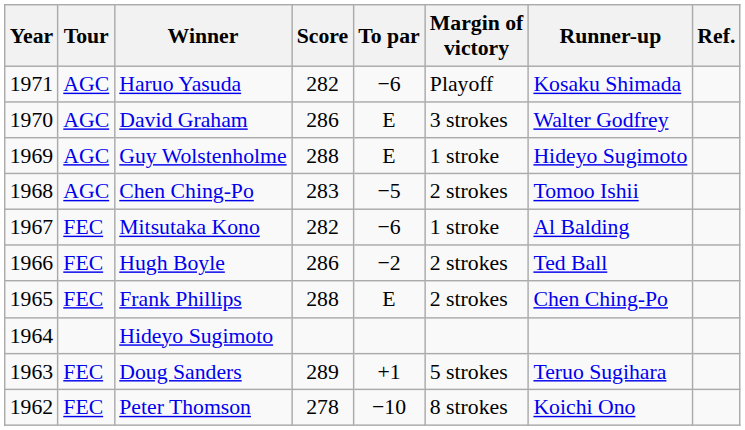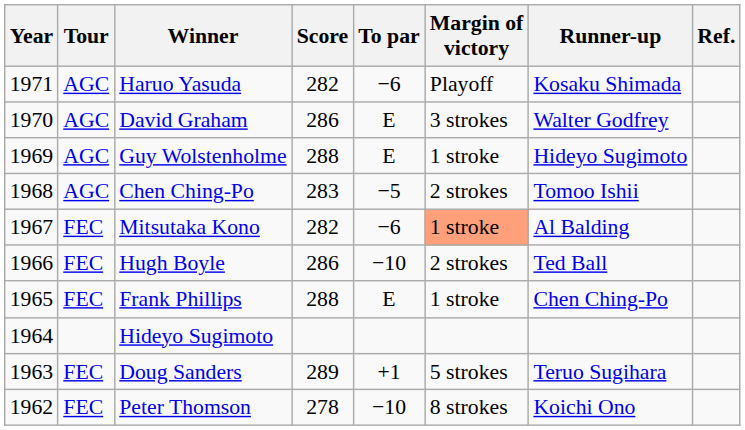(464, 227) no background -> (464, 227) lightsalmon background
(389, 263) −2 -> (389, 263) −10
(469, 299) 2 strokes -> (464, 299) 1 stroke
